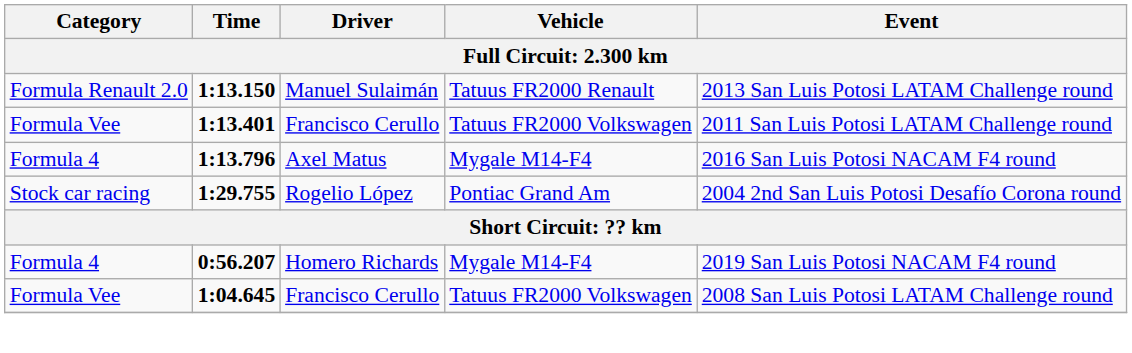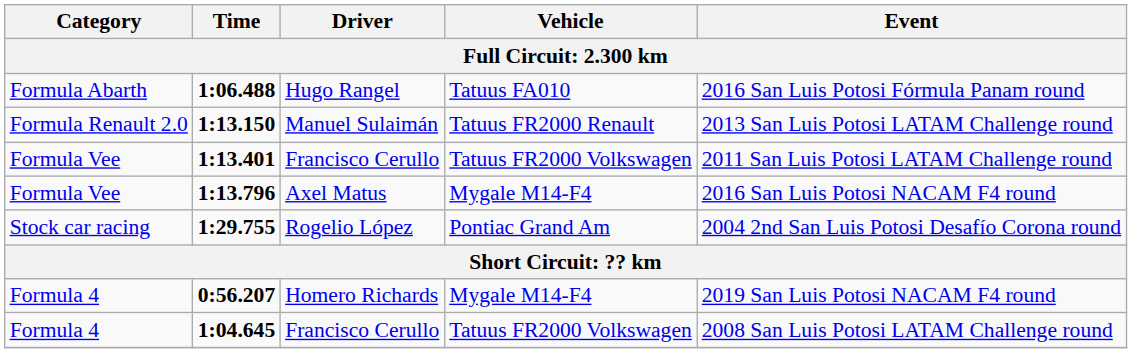+ row: (236, 90)
(54, 158) Formula 4 -> (65, 192) Formula Vee
(65, 295) Formula Vee -> (54, 329) Formula 4
